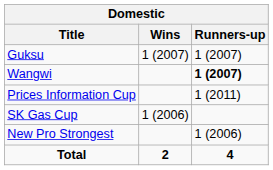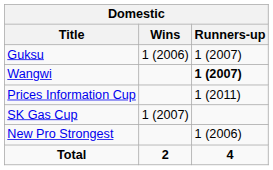(165, 54) 1 (2007) -> (165, 54) 1 (2006)
(165, 114) 1 (2006) -> (165, 114) 1 (2007)
